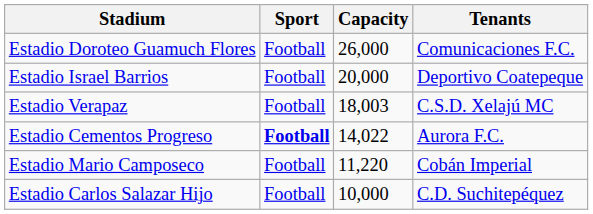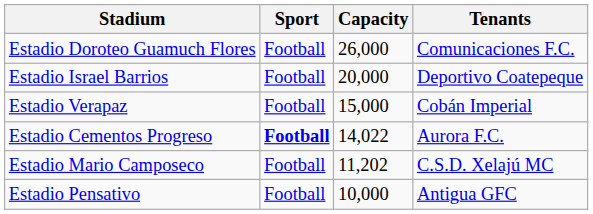(363, 106) 18,003 -> (363, 106) 15,000
(485, 106) C.S.D. Xelajú MC -> (475, 106) Cobán Imperial
(363, 164) 11,220 -> (363, 164) 11,202
(475, 164) Cobán Imperial -> (485, 164) C.S.D. Xelajú MC
- row: (111, 194)
+ row: (74, 194)
